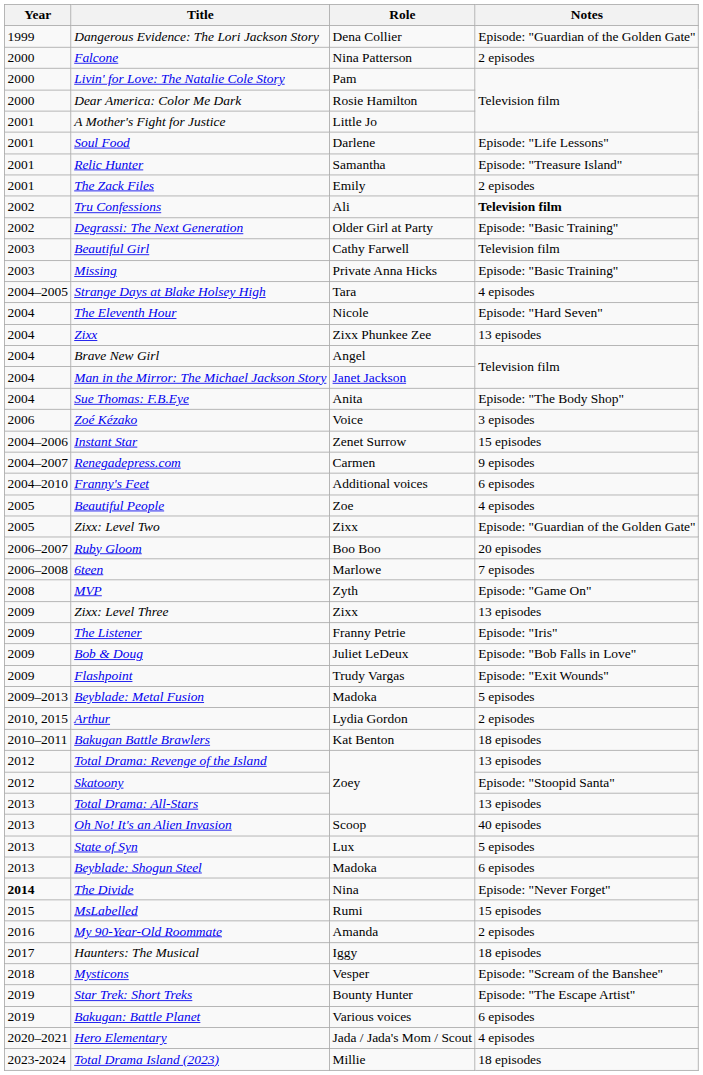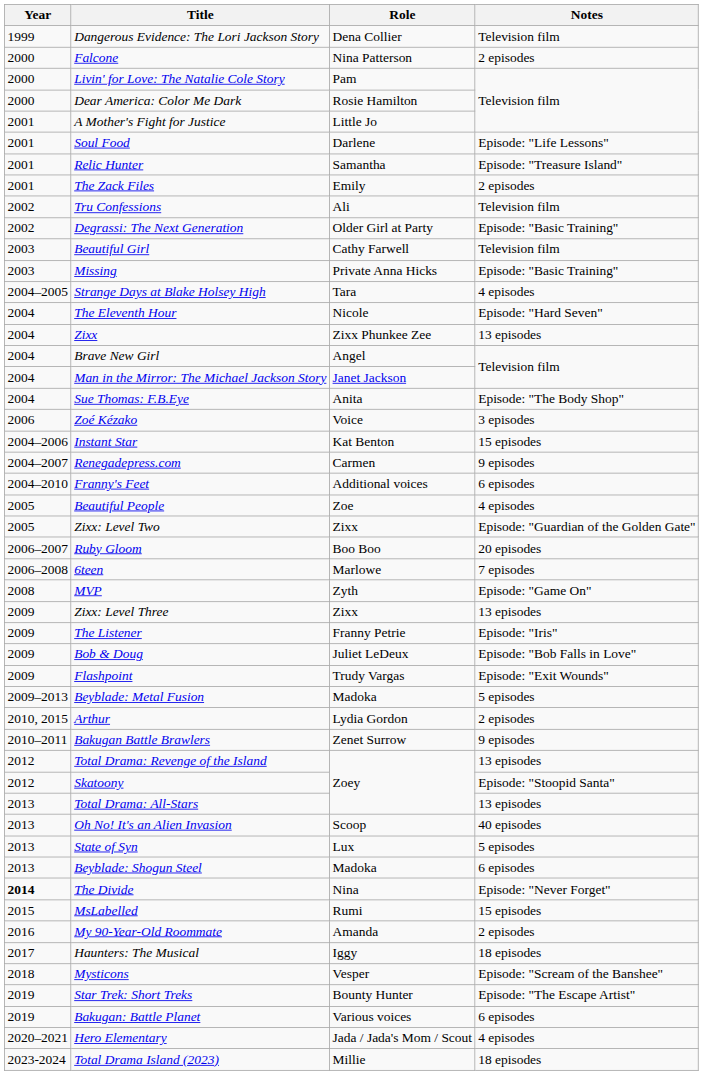(587, 36) Episode: "Guardian of the Golden Gate" -> (519, 36) Television film
(520, 206) bold -> (519, 206) normal
(369, 441) Zenet Surrow -> (363, 441) Kat Benton
(363, 739) Kat Benton -> (369, 739) Zenet Surrow
(510, 739) 18 episodes -> (506, 739) 9 episodes
